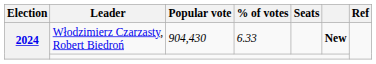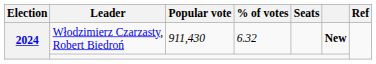(187, 38) 904,430 -> (187, 38) 911,430
(247, 38) 6.33 -> (247, 38) 6.32
